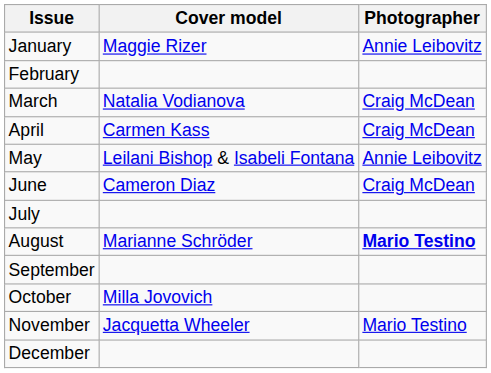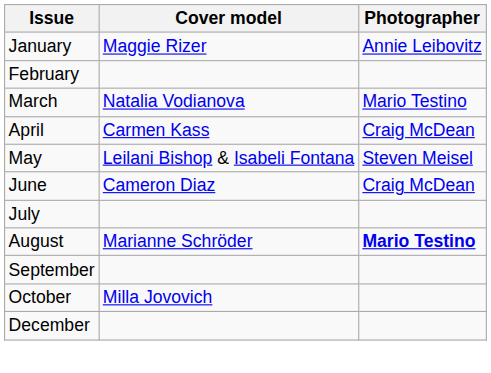(419, 102) Craig McDean -> (415, 102) Mario Testino
(422, 158) Annie Leibovitz -> (418, 158) Steven Meisel
- row: (49, 325)
